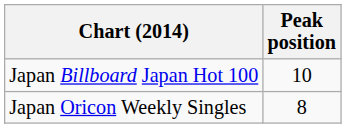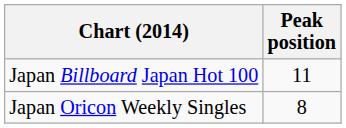(302, 75) 10 -> (302, 75) 11
